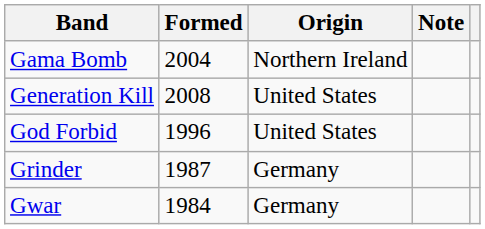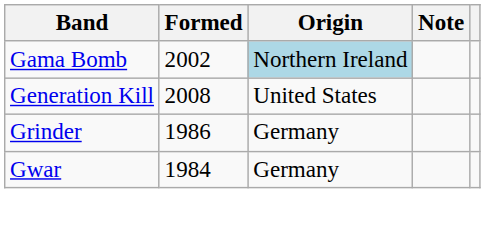(188, 59) 2004 -> (188, 59) 2002
(330, 59) no background -> (330, 59) lightblue background
- row: (63, 132)
(188, 168) 1987 -> (188, 132) 1986
